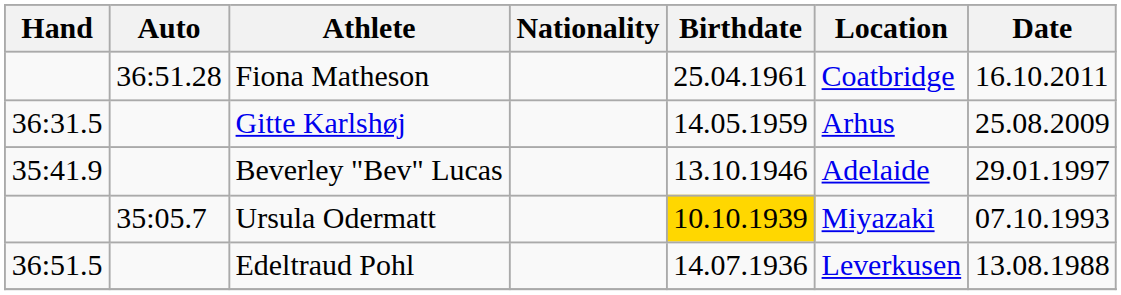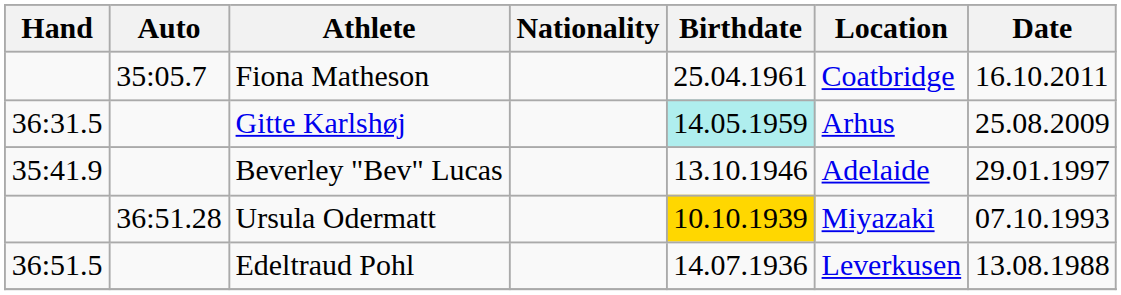(169, 75) 36:51.28 -> (162, 75) 35:05.7
(740, 123) no background -> (740, 123) paleturquoise background
(162, 218) 35:05.7 -> (169, 218) 36:51.28
